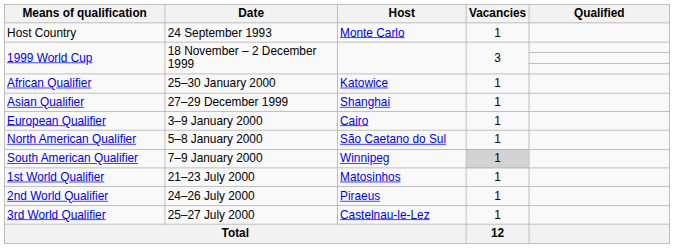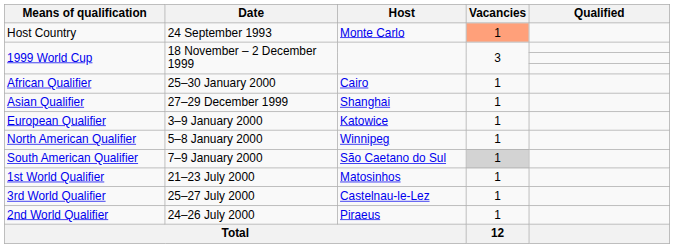(498, 32) no background -> (498, 32) lightsalmon background
(364, 83) Katowice -> (354, 83) Cairo
(354, 121) Cairo -> (364, 121) Katowice
(393, 139) São Caetano do Sul -> (365, 139) Winnipeg
(365, 158) Winnipeg -> (393, 158) São Caetano do Sul
rows swapped: (58, 196) <-> (56, 214)
